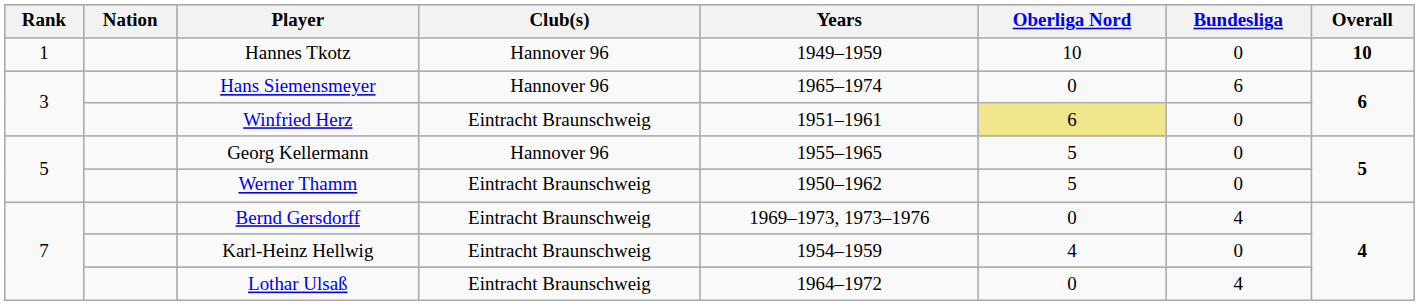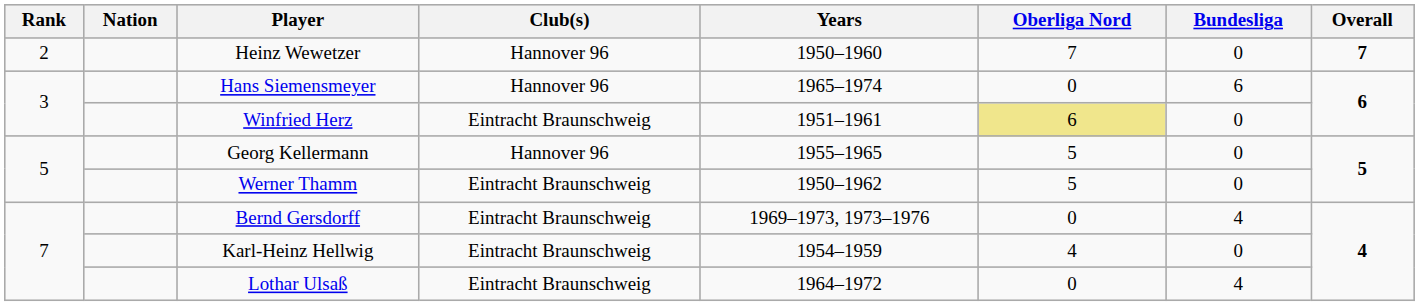- row: (298, 53)
+ row: (298, 53)
